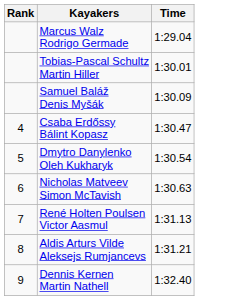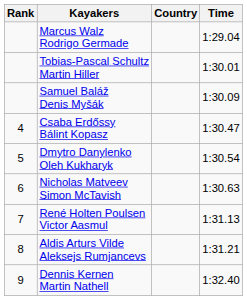+ column: (176, 13)
